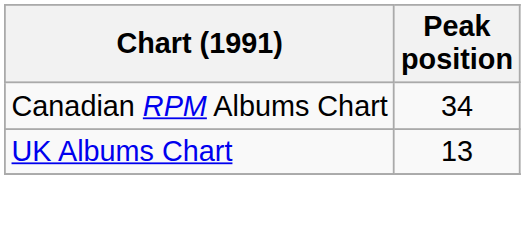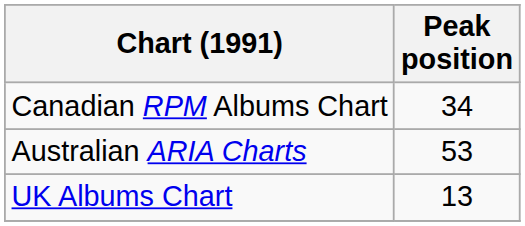+ row: (159, 151)
